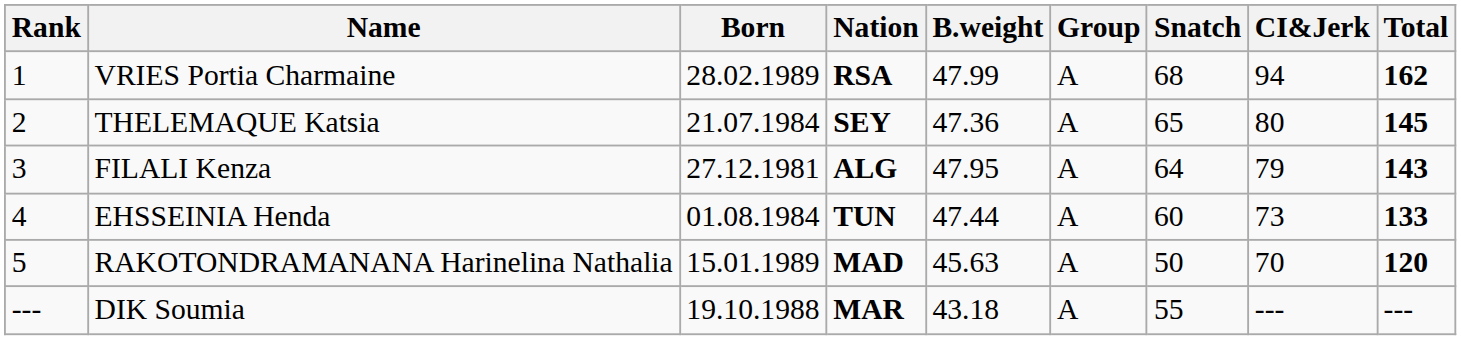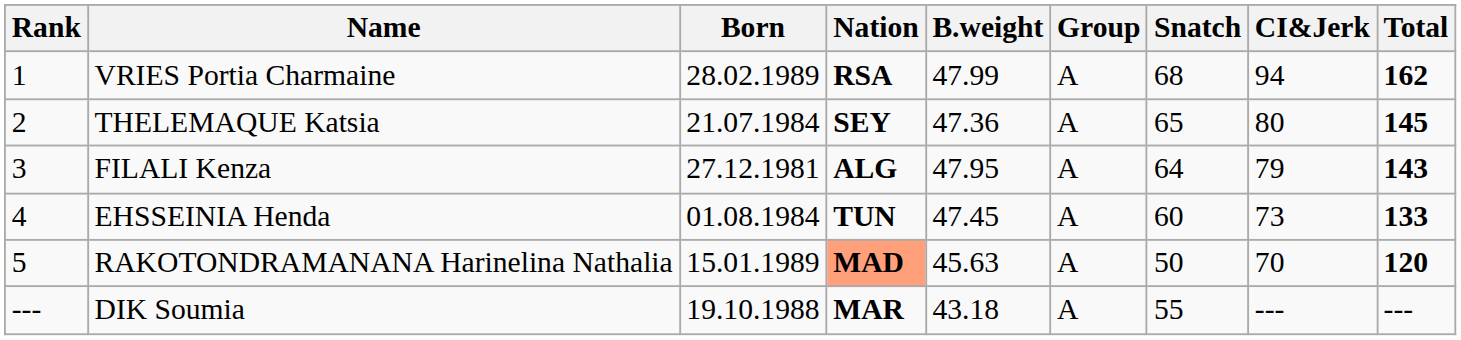(966, 215) 47.44 -> (966, 215) 47.45
(869, 262) no background -> (869, 262) lightsalmon background
